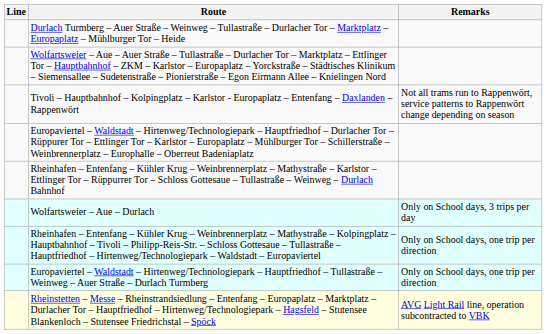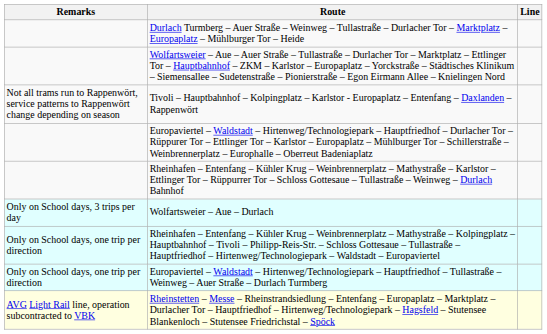columns swapped: (16, 12) <-> (470, 12)
